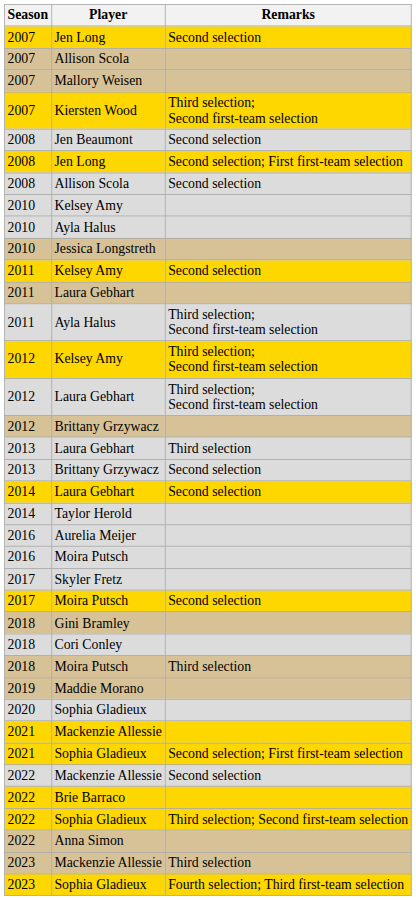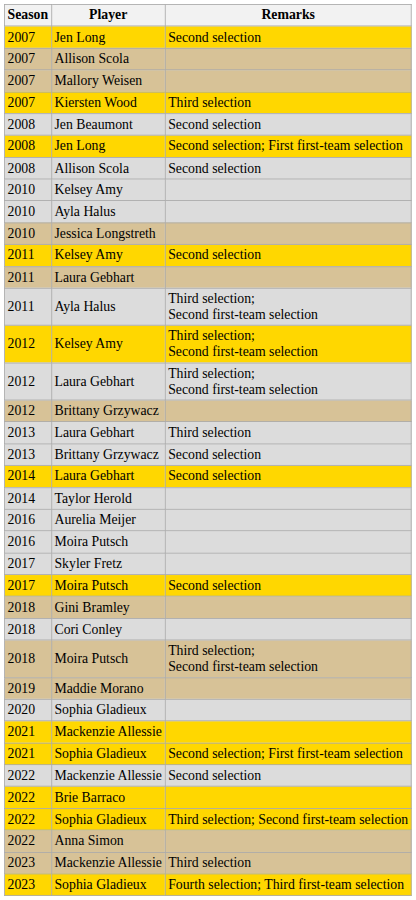(243, 110) Third selection; Second first-team selection -> (210, 102) Third selection
(210, 666) Third selection -> (243, 658) Third selection; Second first-team selection
